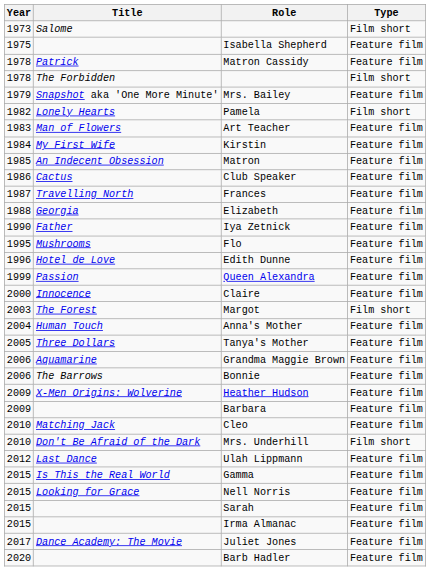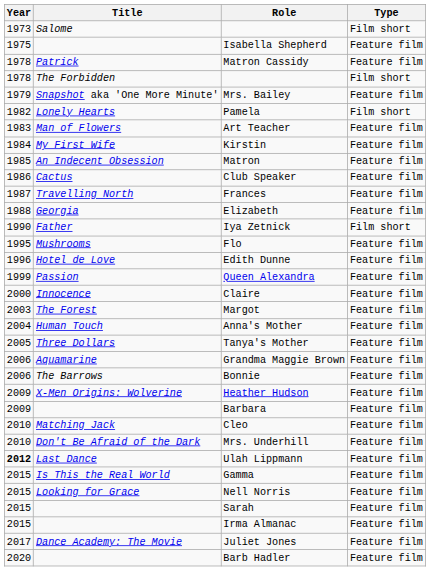(386, 227) Feature film -> (380, 227) Film short
(380, 310) Film short -> (386, 310) Feature film
(380, 442) Film short -> (386, 442) Feature film
(19, 459) normal -> (19, 459) bold
